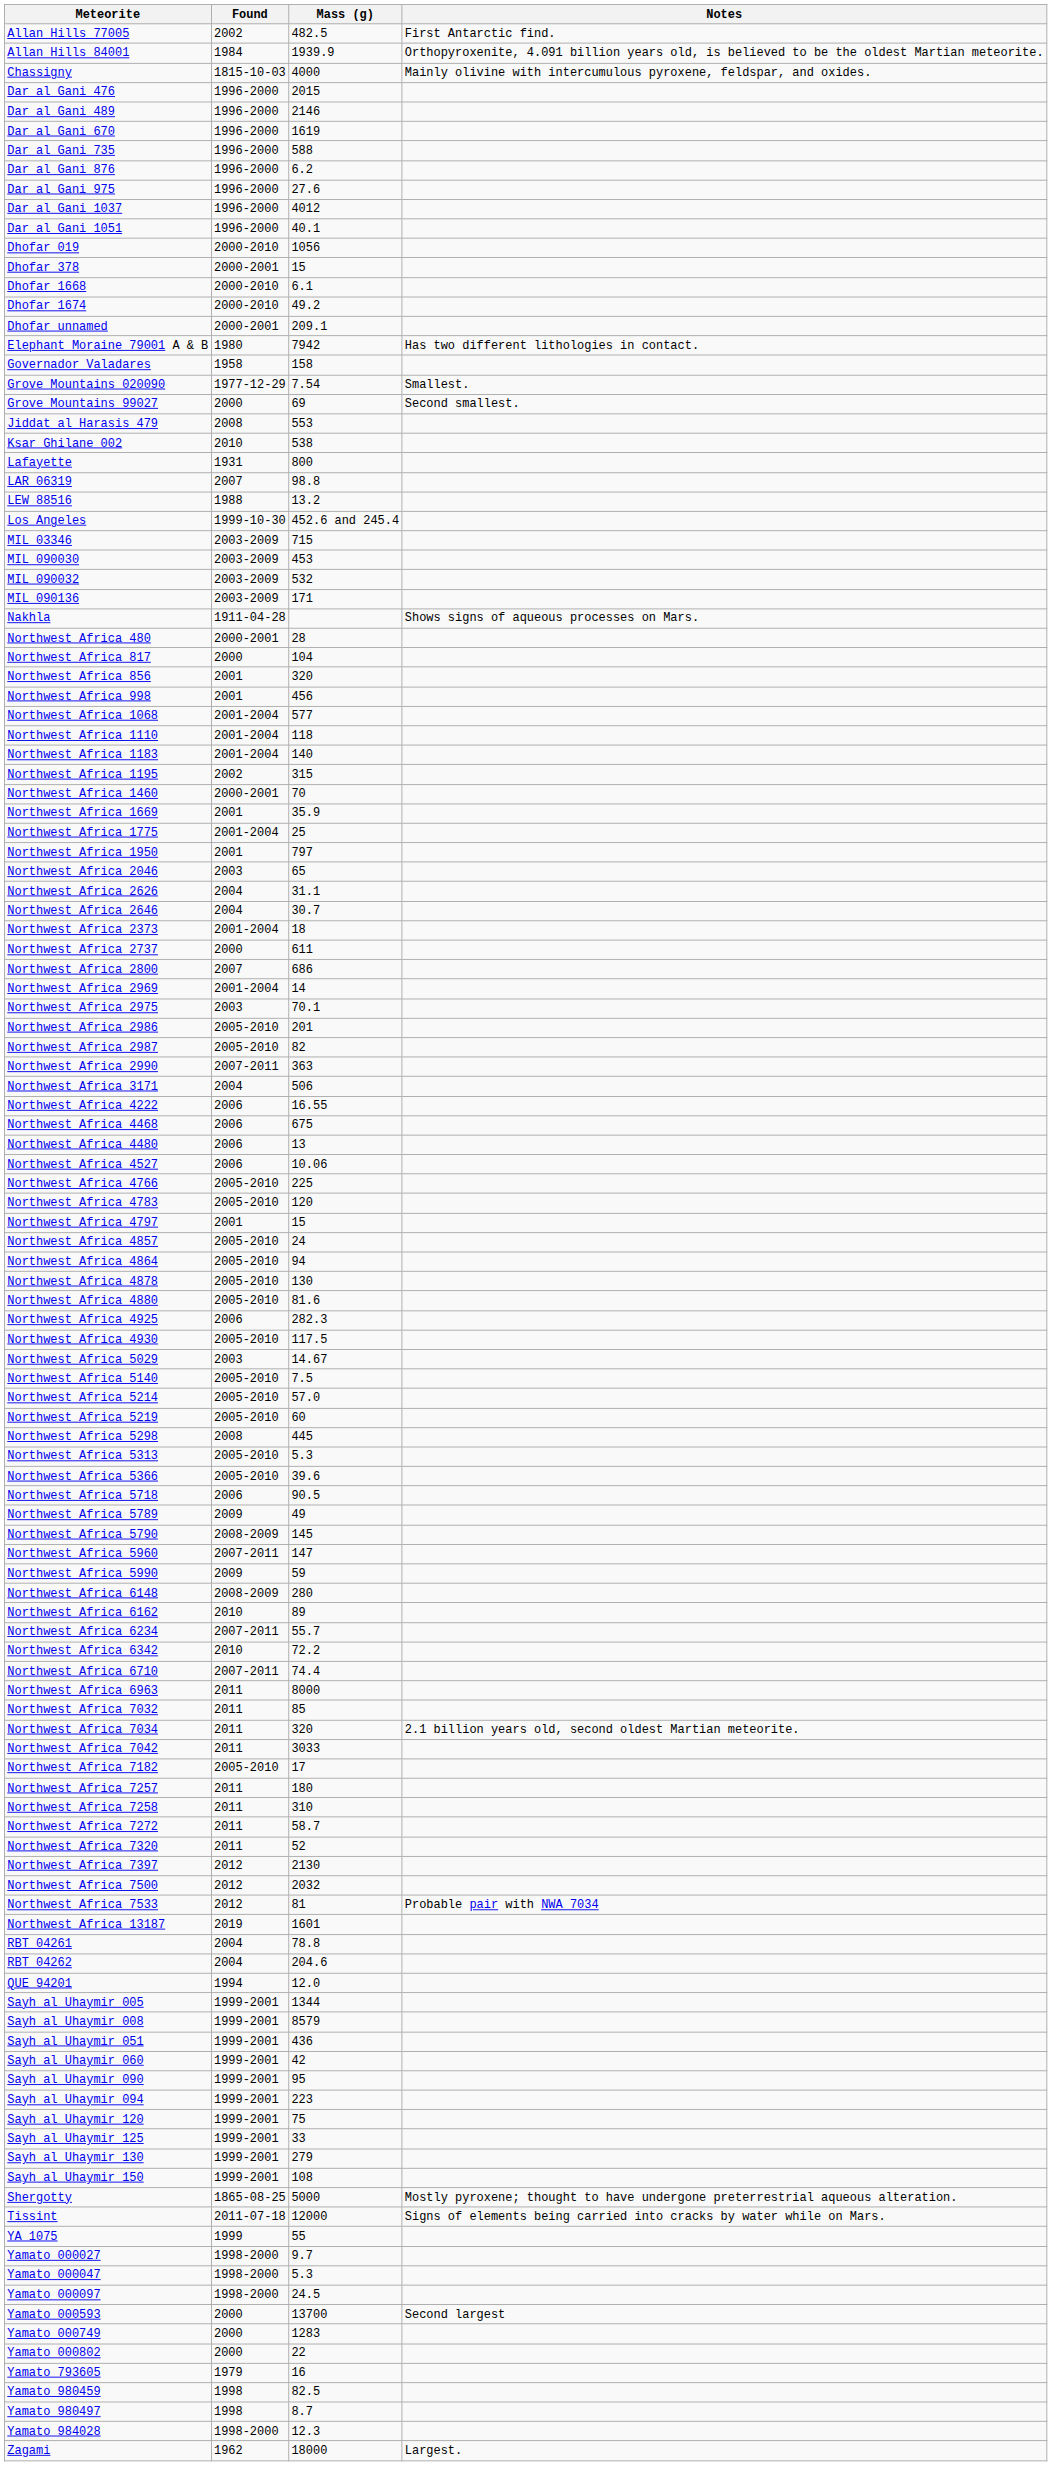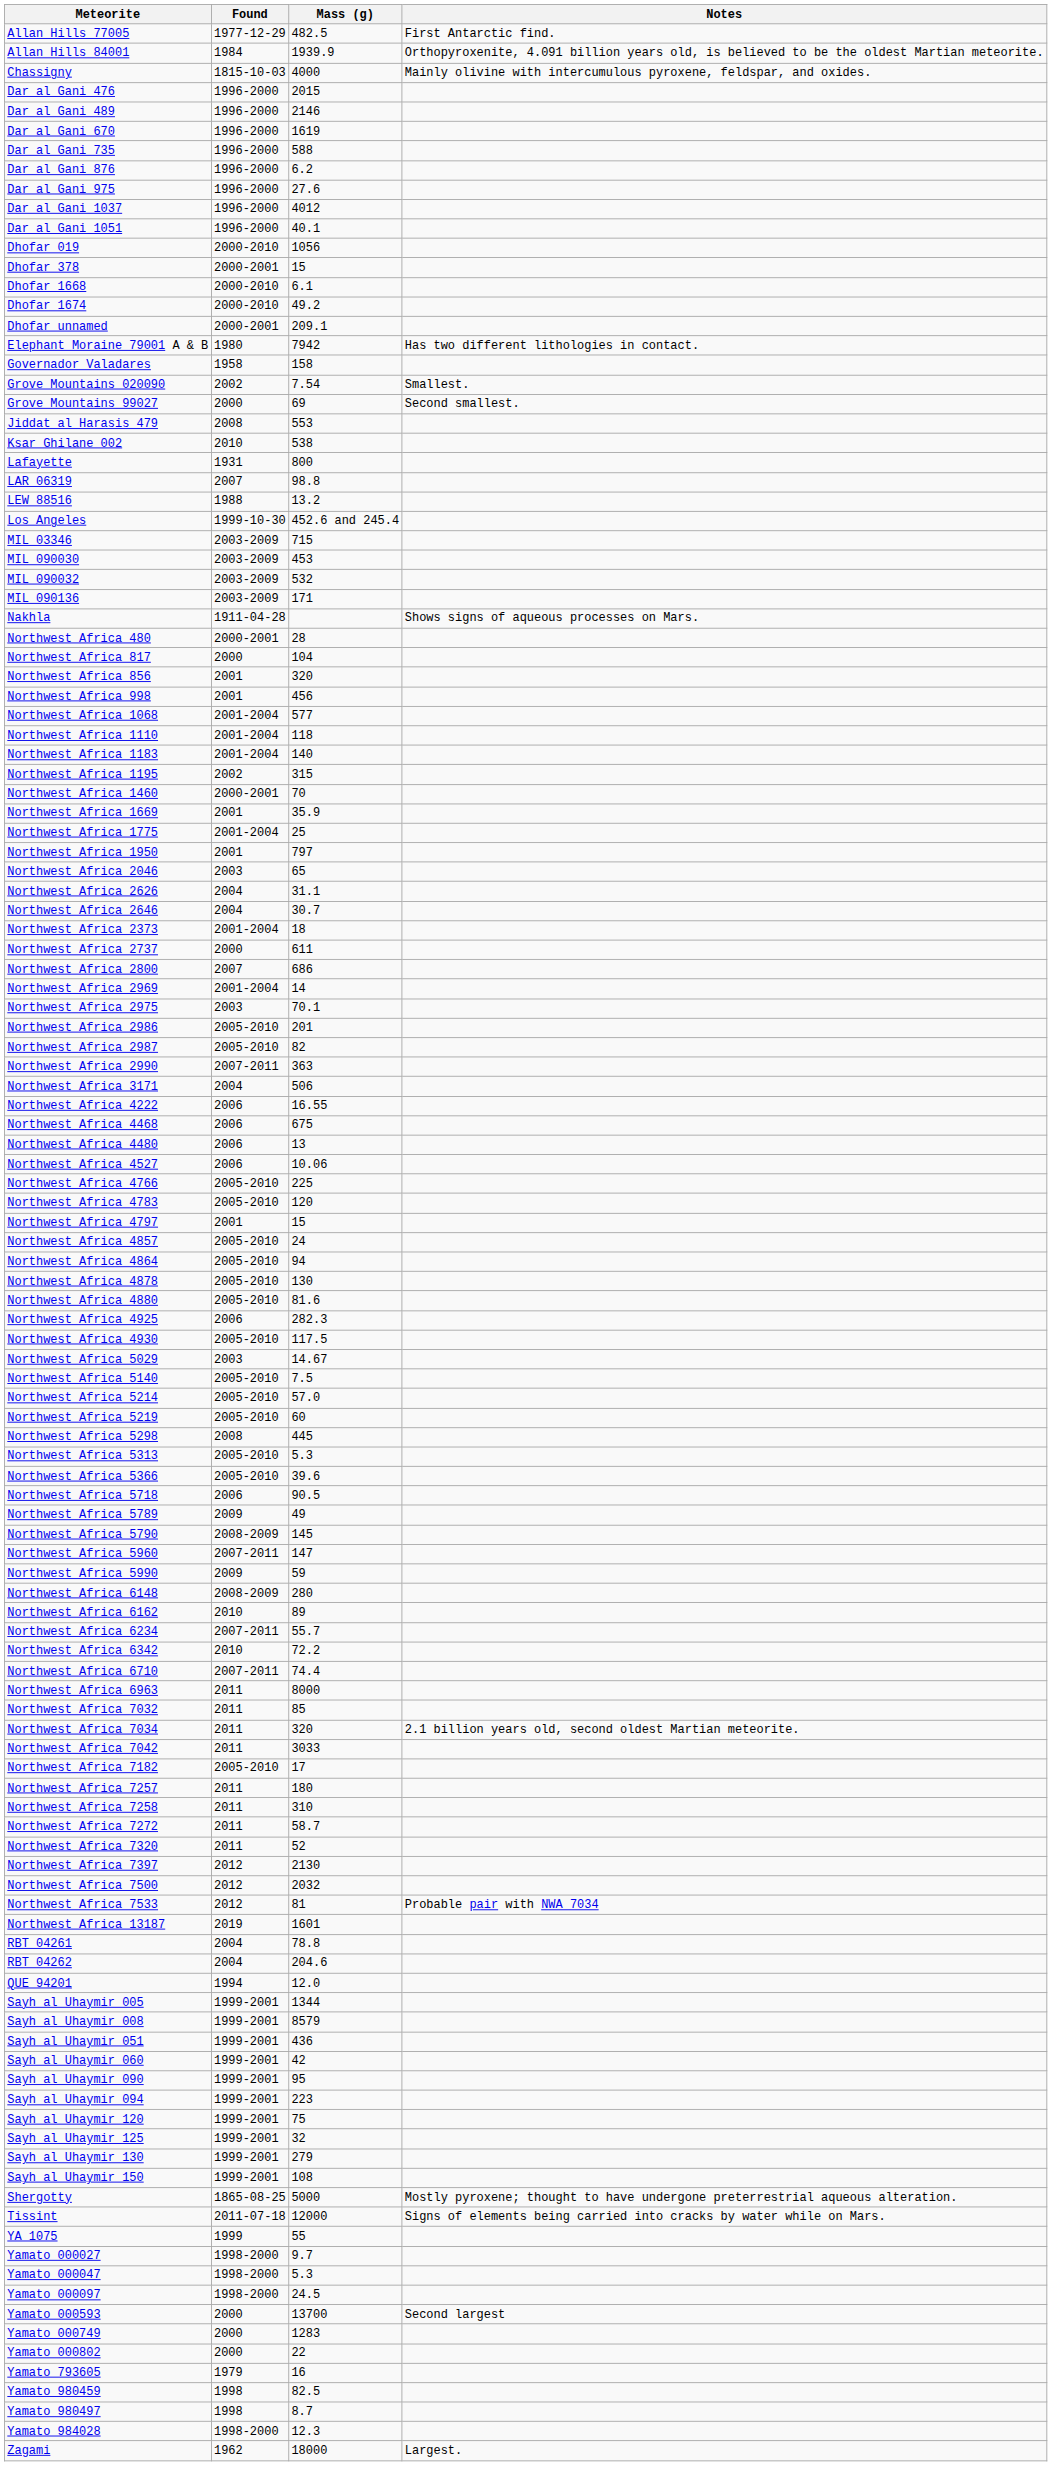(228, 34) 2002 -> (250, 34) 1977-12-29
(250, 385) 1977-12-29 -> (228, 385) 2002
(299, 2139) 33 -> (299, 2139) 32
